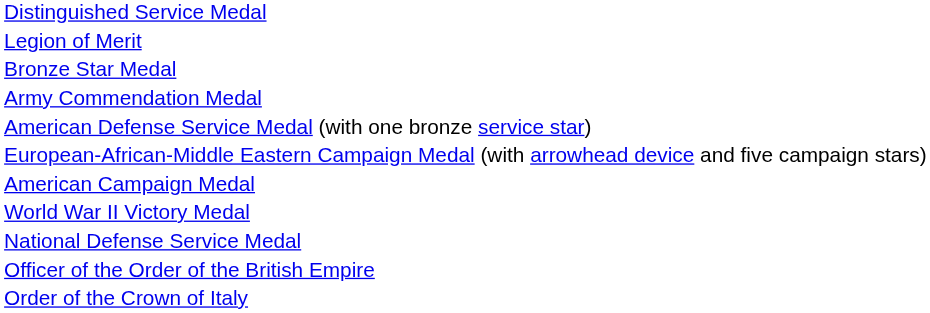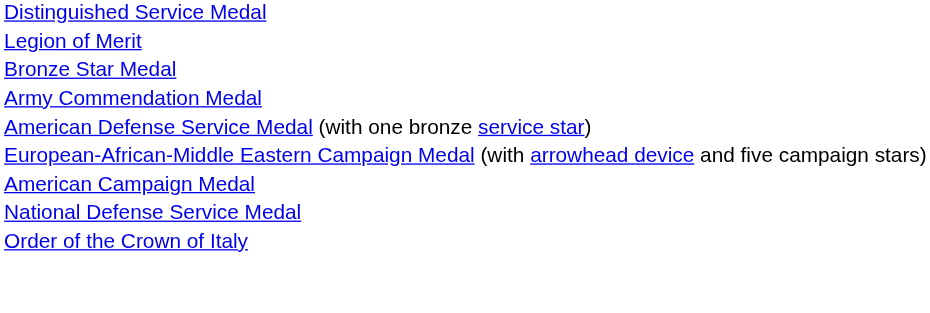- row: (127, 212)
- row: (189, 269)
